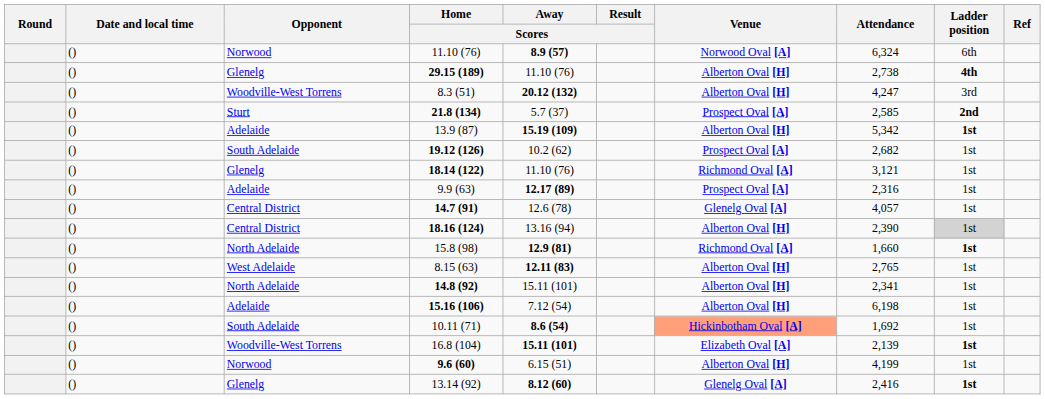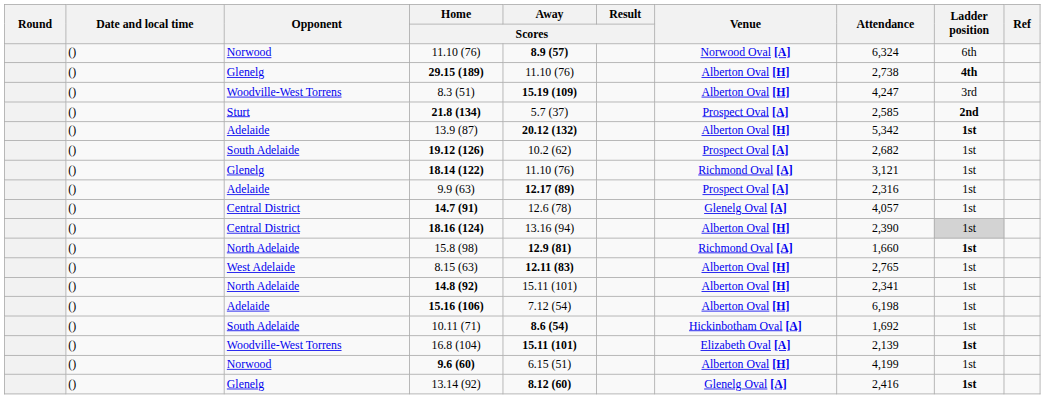(550, 92) 20.12 (132) -> (550, 92) 15.19 (109)
(550, 131) 15.19 (109) -> (550, 131) 20.12 (132)
(745, 326) lightsalmon background -> (745, 326) no background
